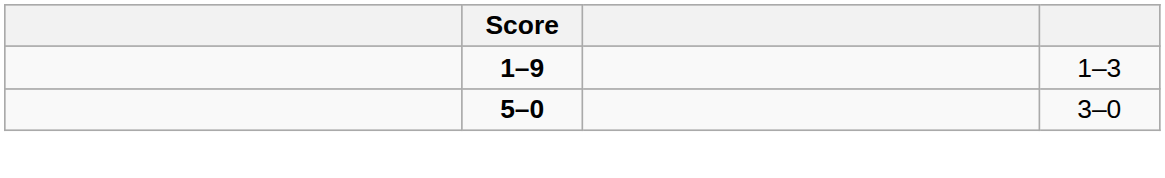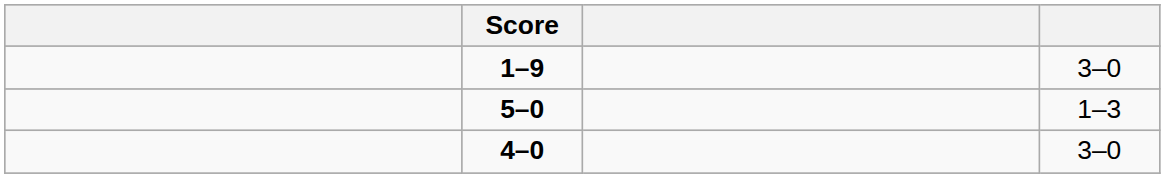(1099, 67) 1–3 -> (1099, 67) 3–0
(1099, 109) 3–0 -> (1099, 109) 1–3
+ row: (522, 151)
